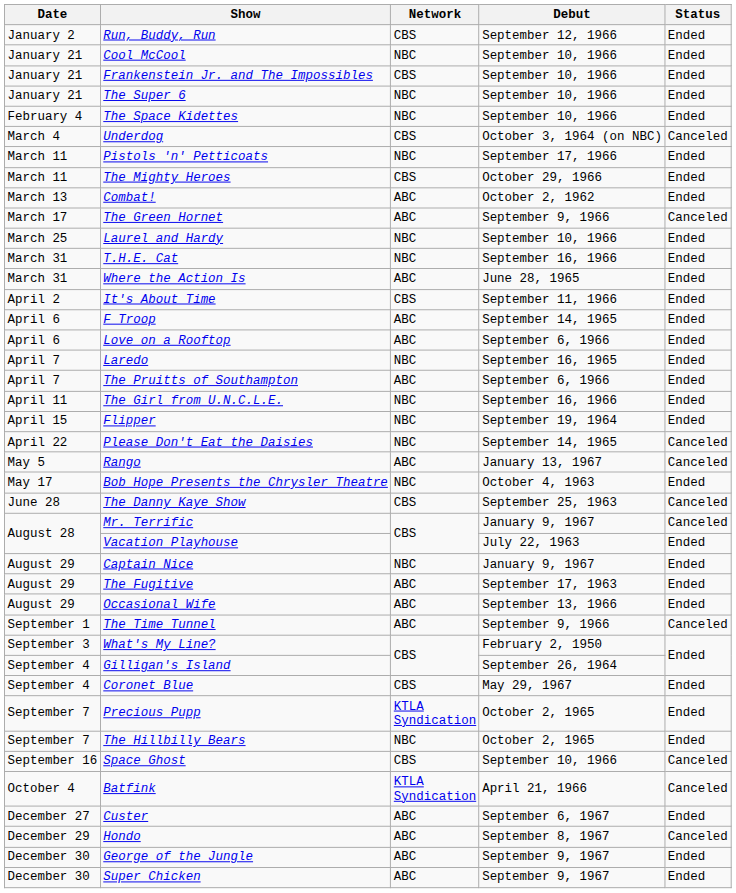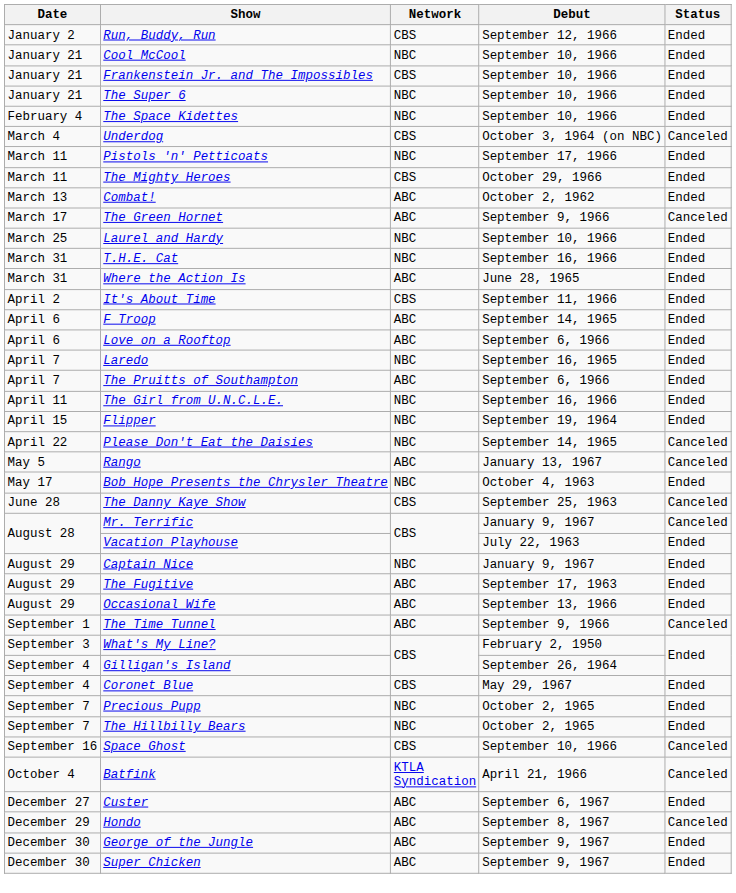(435, 713) KTLA Syndication -> (405, 706) NBC
